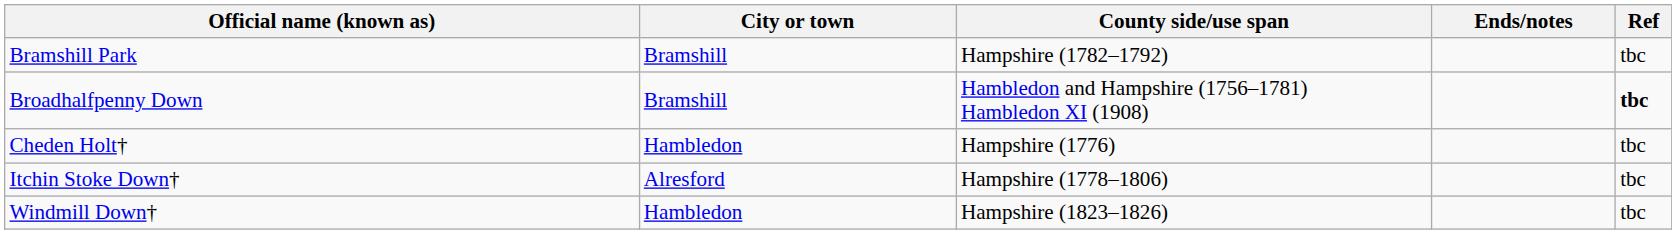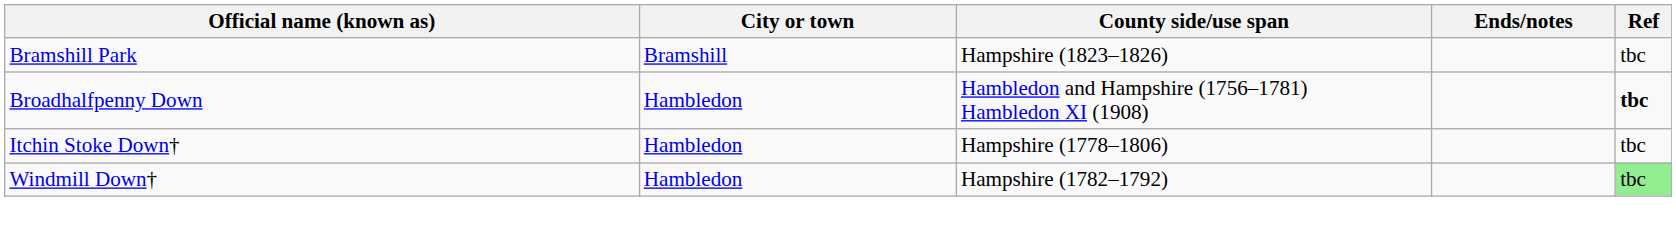(1064, 54) Hampshire (1782–1792) -> (1064, 54) Hampshire (1823–1826)
(685, 100) Bramshill -> (693, 100) Hambledon
- row: (68, 145)
(684, 178) Alresford -> (693, 145) Hambledon
(1064, 212) Hampshire (1823–1826) -> (1064, 178) Hampshire (1782–1792)
(1633, 212) no background -> (1633, 178) lightgreen background
